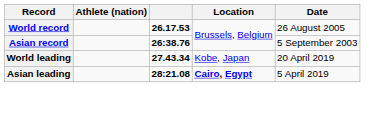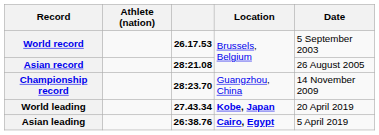(311, 27) 26 August 2005 -> (325, 44) 5 September 2003
(171, 43) 26:38.76 -> (193, 65) 28:21.08
(317, 43) 5 September 2003 -> (331, 65) 26 August 2005
+ row: (54, 86)
(222, 58) normal -> (246, 107) bold
(171, 74) 28:21.08 -> (193, 122) 26:38.76
